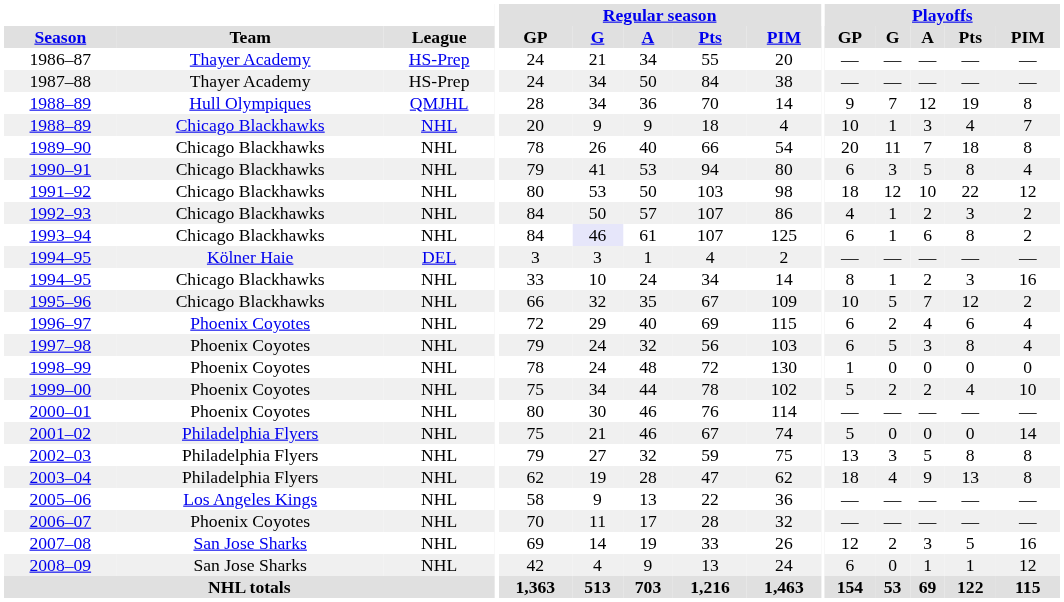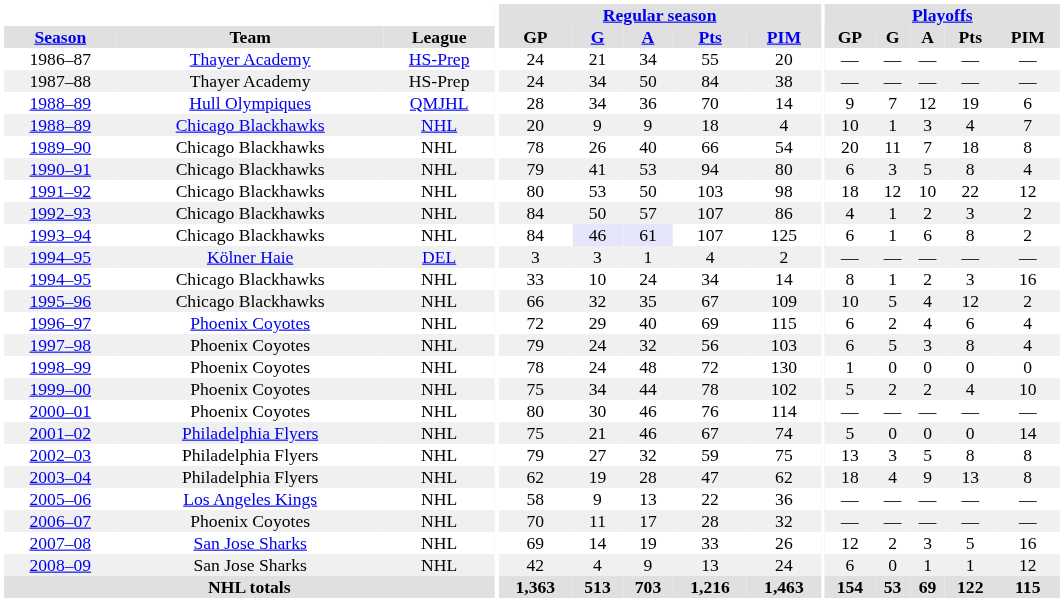(1028, 102) 8 -> (1028, 102) 6
(648, 234) no background -> (648, 234) lavender background
(928, 300) 7 -> (928, 300) 4
